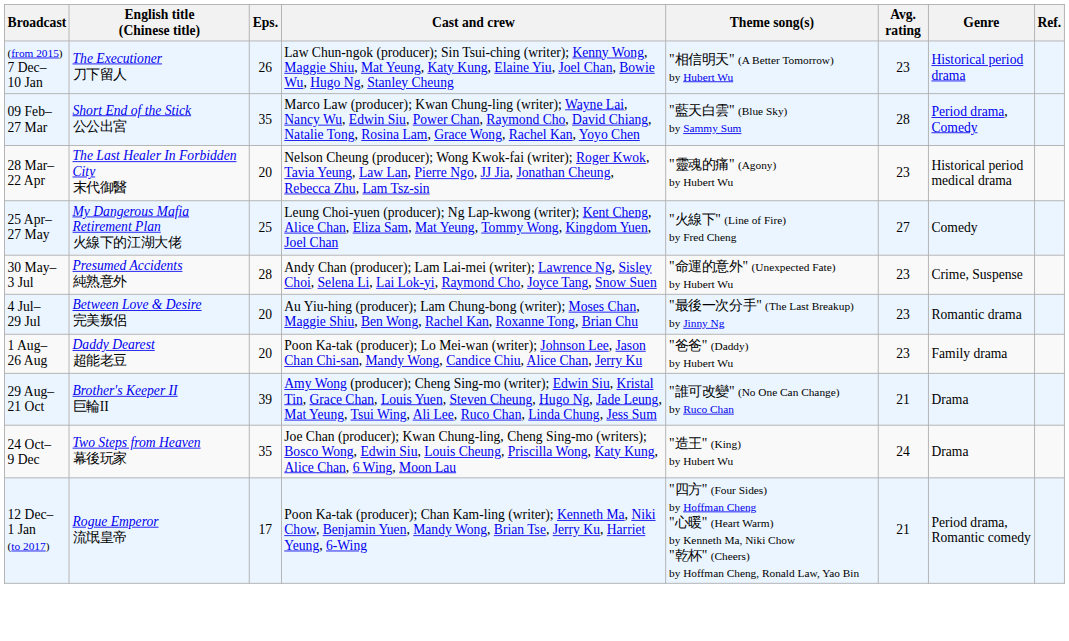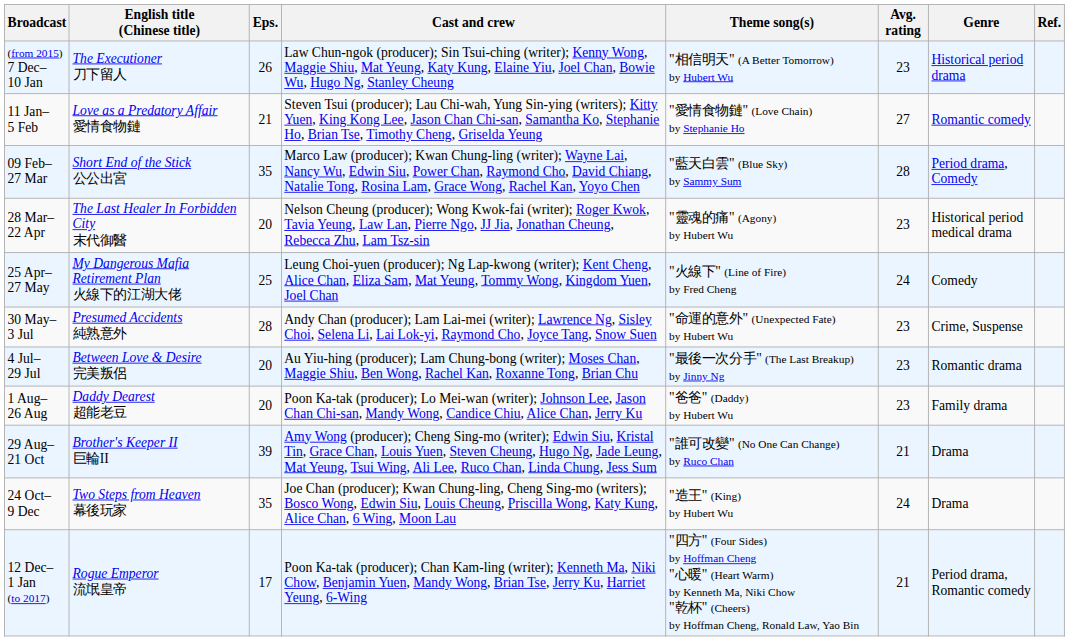+ row: (28, 119)
(903, 227) 27 -> (903, 279) 24
